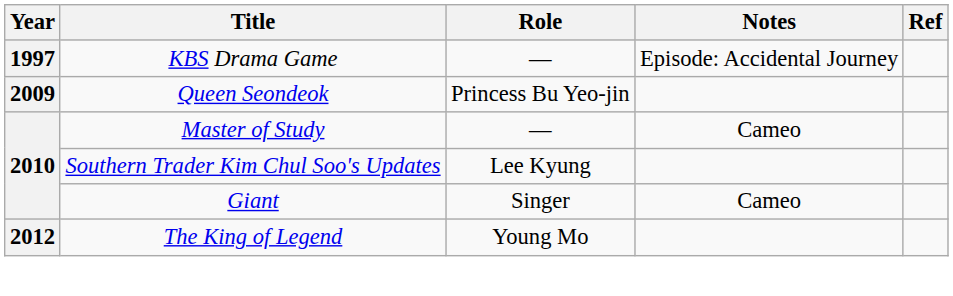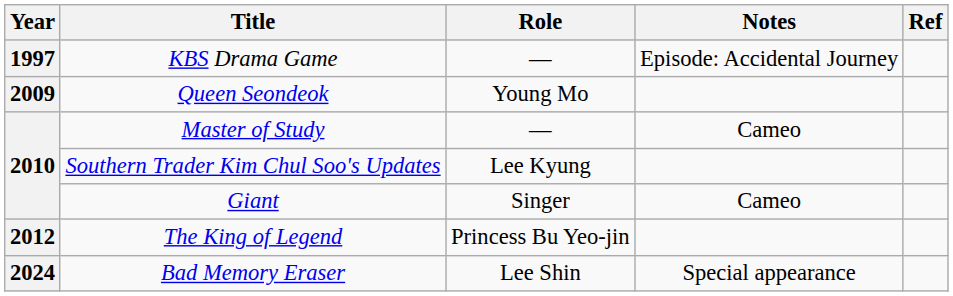(540, 93) Princess Bu Yeo-jin -> (540, 93) Young Mo
(540, 237) Young Mo -> (540, 237) Princess Bu Yeo-jin
+ row: (253, 272)
